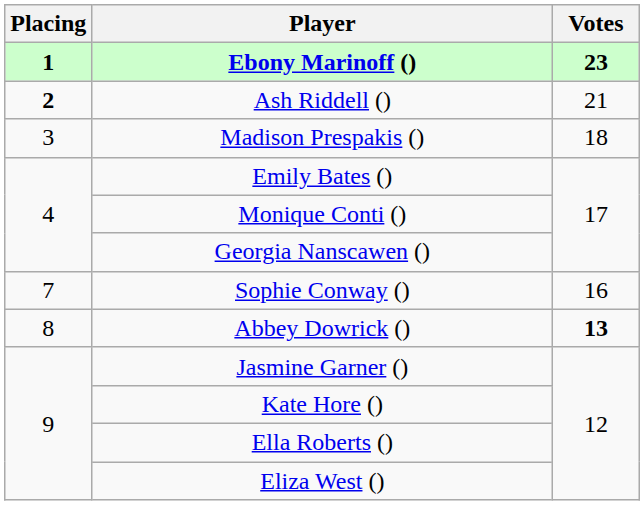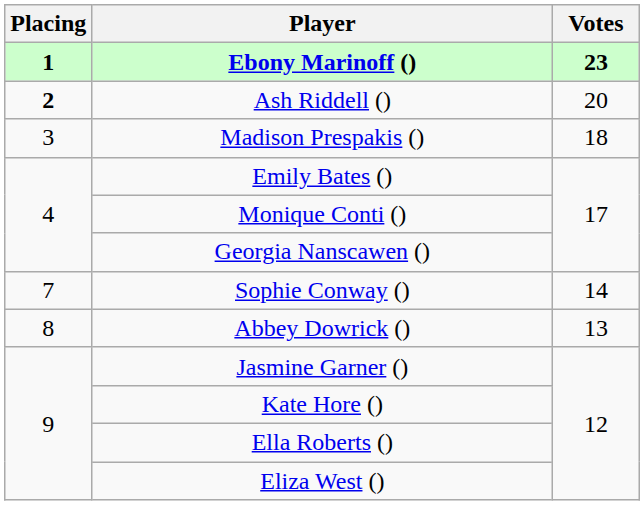(596, 99) 21 -> (596, 99) 20
(596, 289) 16 -> (596, 289) 14
(596, 328) bold -> (596, 328) normal
